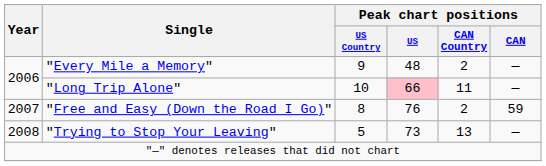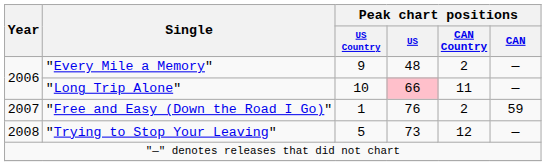(361, 110) 8 -> (361, 110) 1
(464, 132) 13 -> (464, 132) 12
